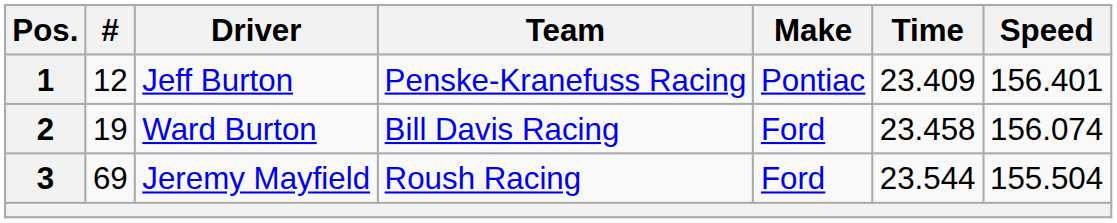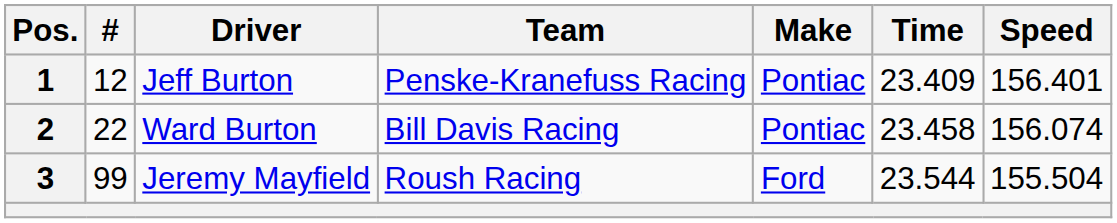(110, 129) 19 -> (110, 129) 22
(793, 129) Ford -> (813, 129) Pontiac
(110, 179) 69 -> (110, 179) 99
